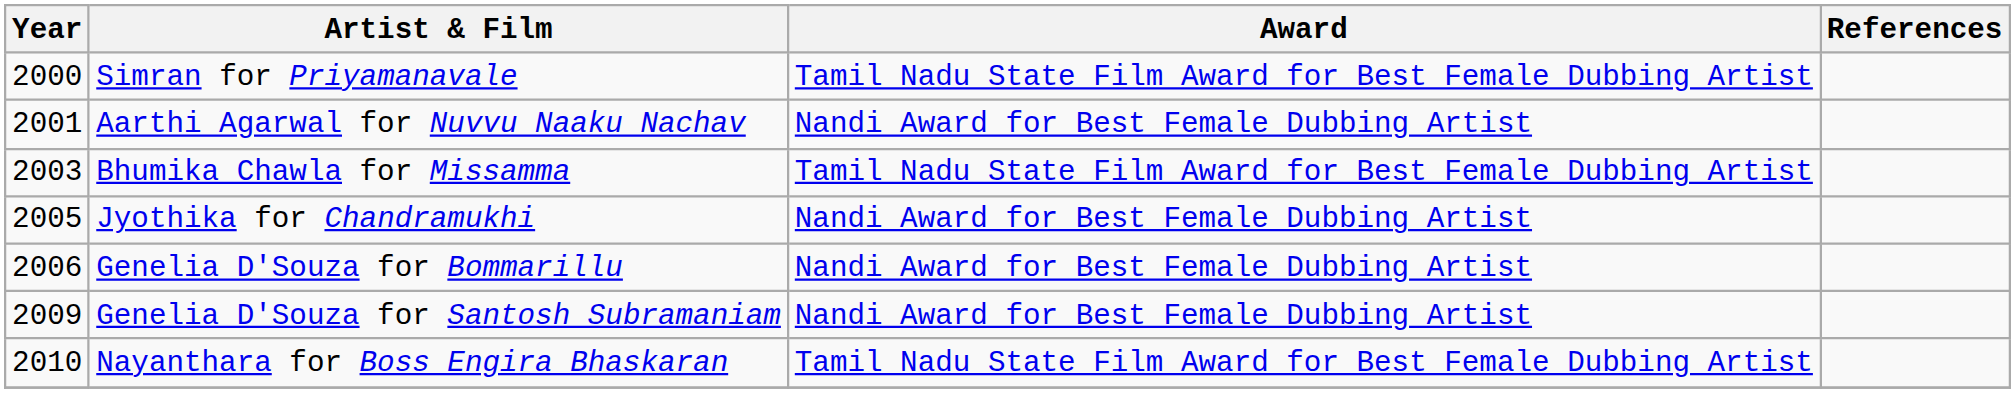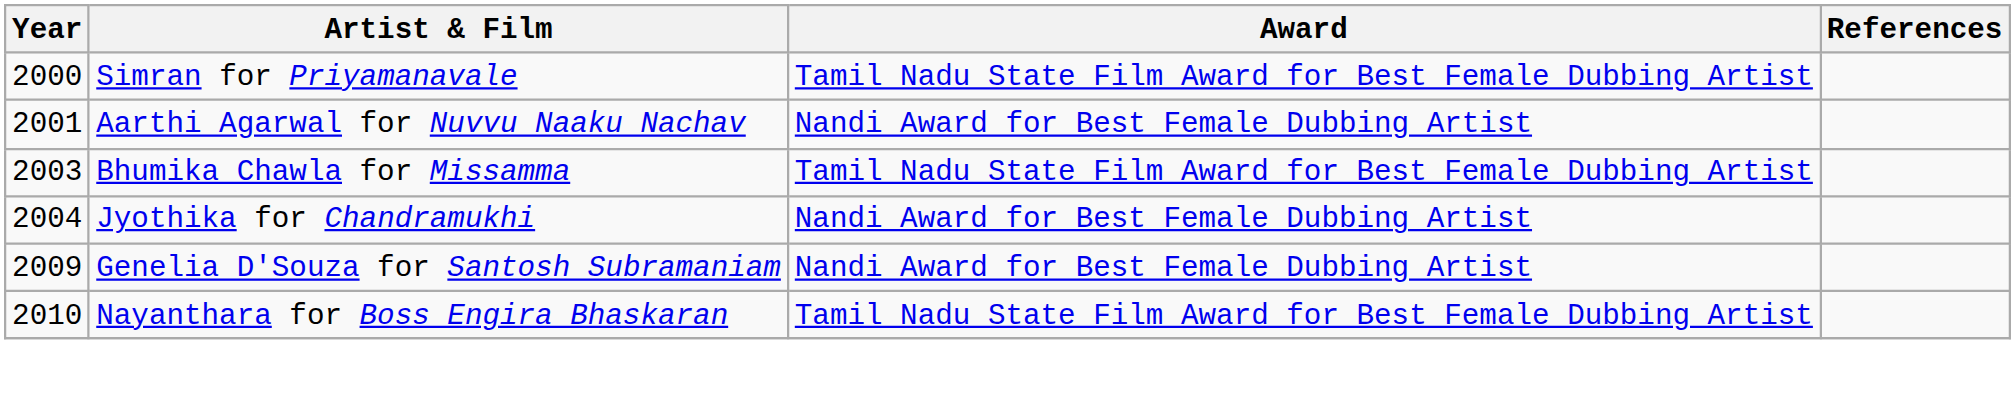(47, 220) 2005 -> (47, 220) 2004
- row: (360, 267)
